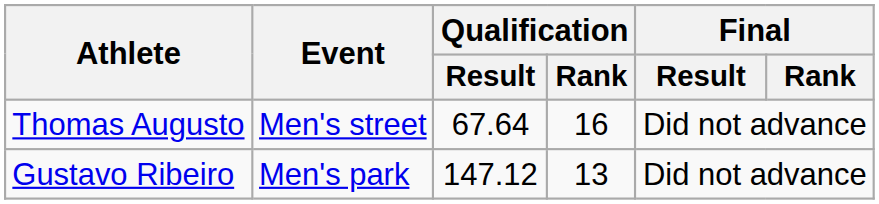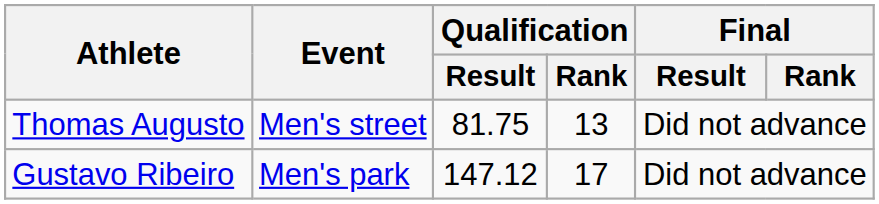(490, 125) 67.64 -> (490, 125) 81.75
(591, 125) 16 -> (591, 125) 13
(591, 174) 13 -> (591, 174) 17
